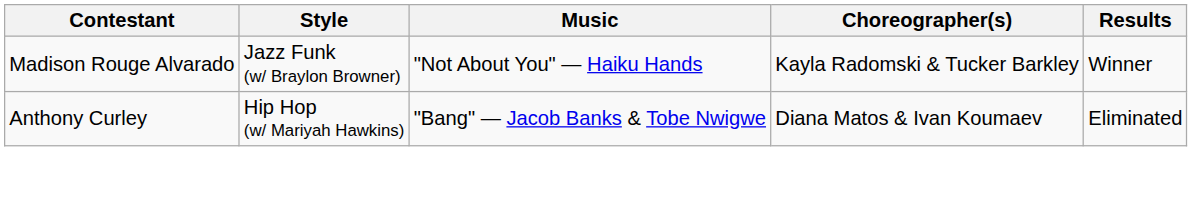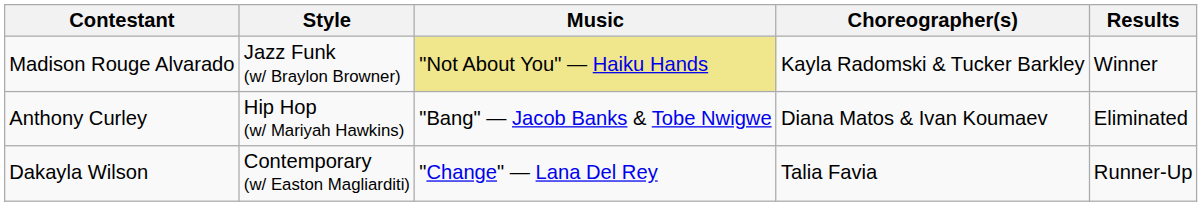(558, 63) no background -> (564, 63) khaki background
+ row: (79, 173)
